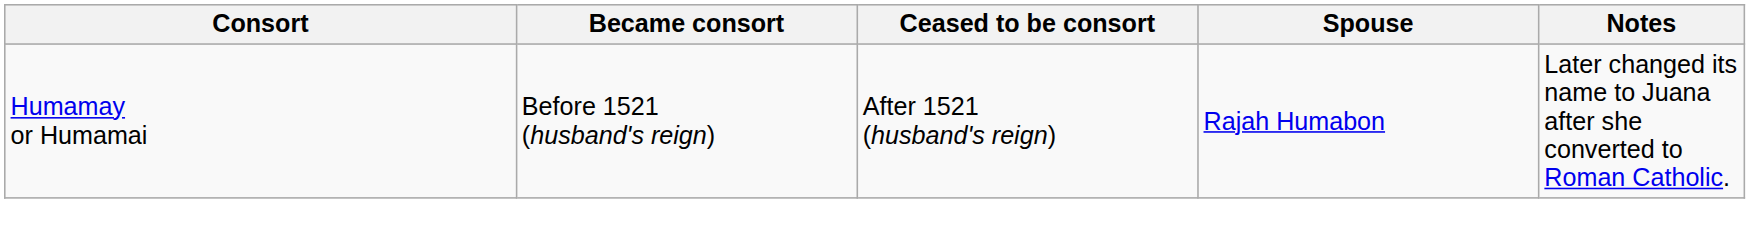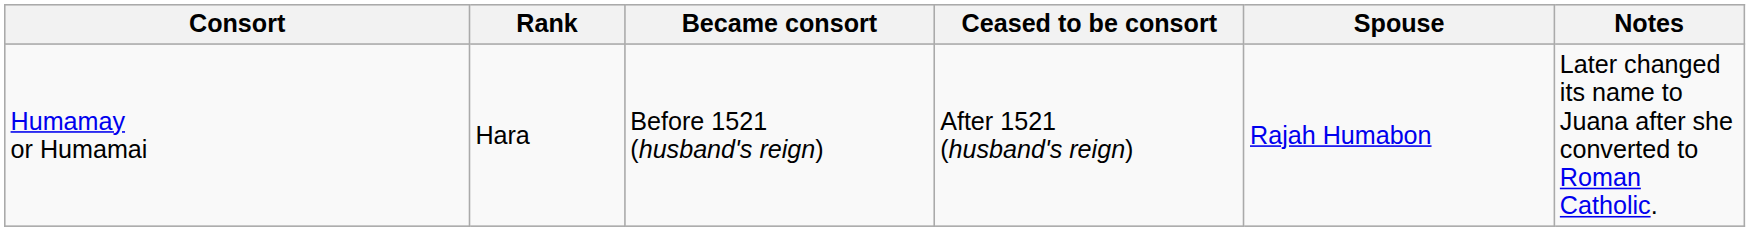+ column: (547, 24)
